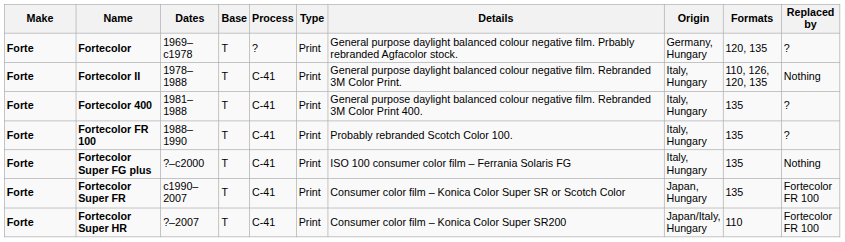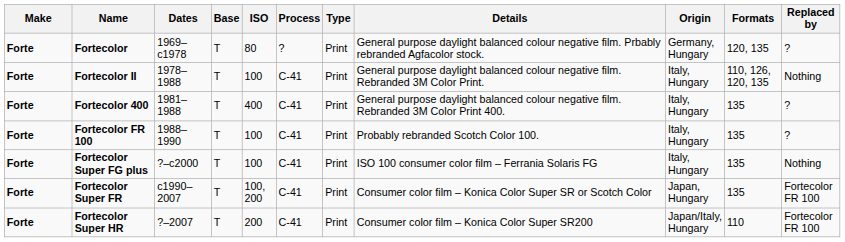+ column: (259, 19)
